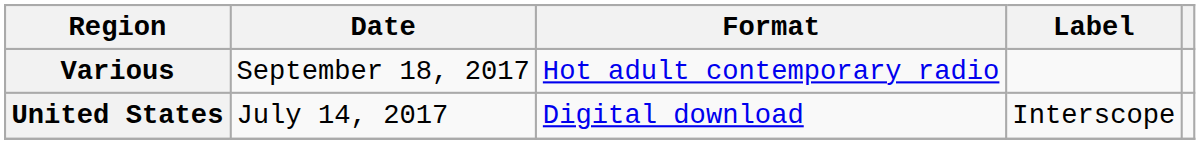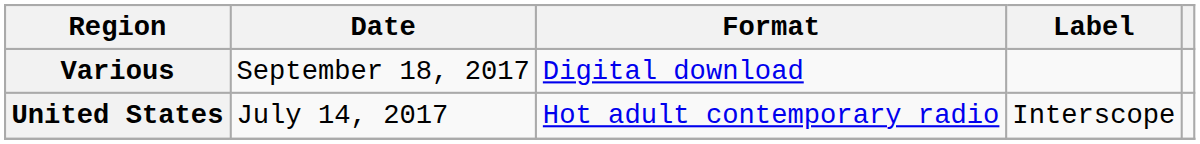(771, 71) Hot adult contemporary radio -> (673, 71) Digital download
(673, 116) Digital download -> (771, 116) Hot adult contemporary radio
